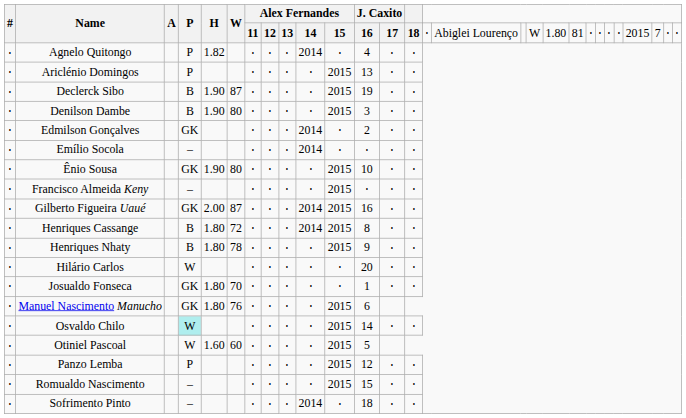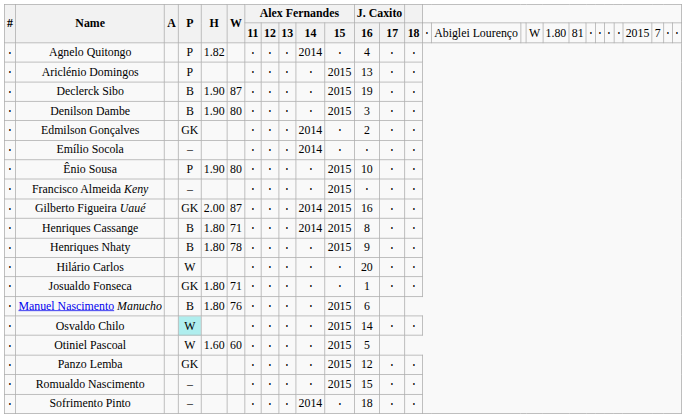(190, 169) GK -> (190, 169) P
(236, 228) 72 -> (236, 228) 71
(236, 286) 70 -> (236, 286) 71
(190, 306) GK -> (190, 306) B
(190, 364) P -> (190, 364) GK
